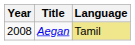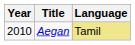(19, 31) 2008 -> (19, 31) 2010
